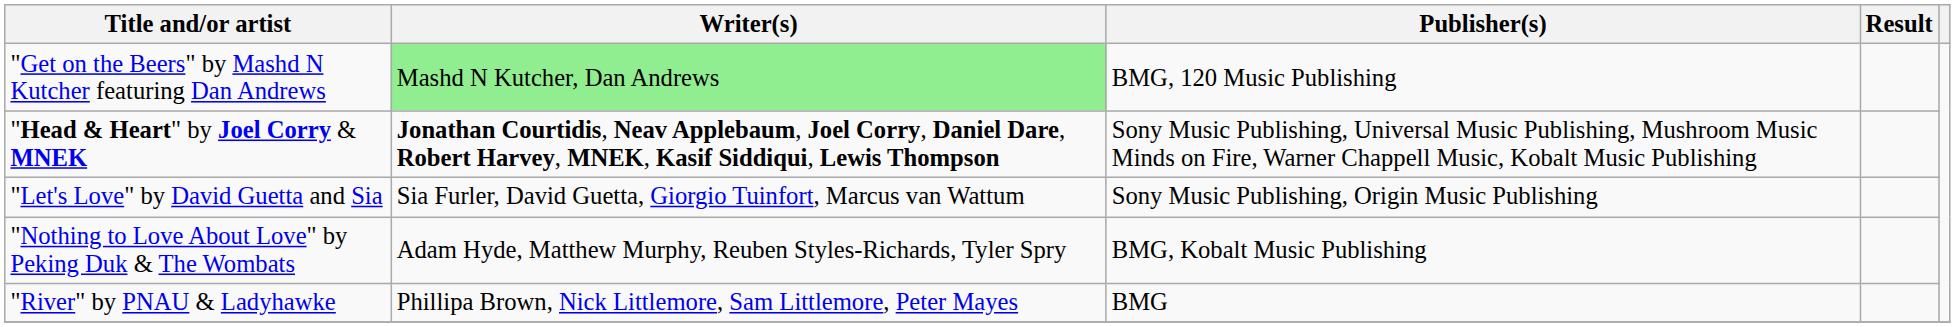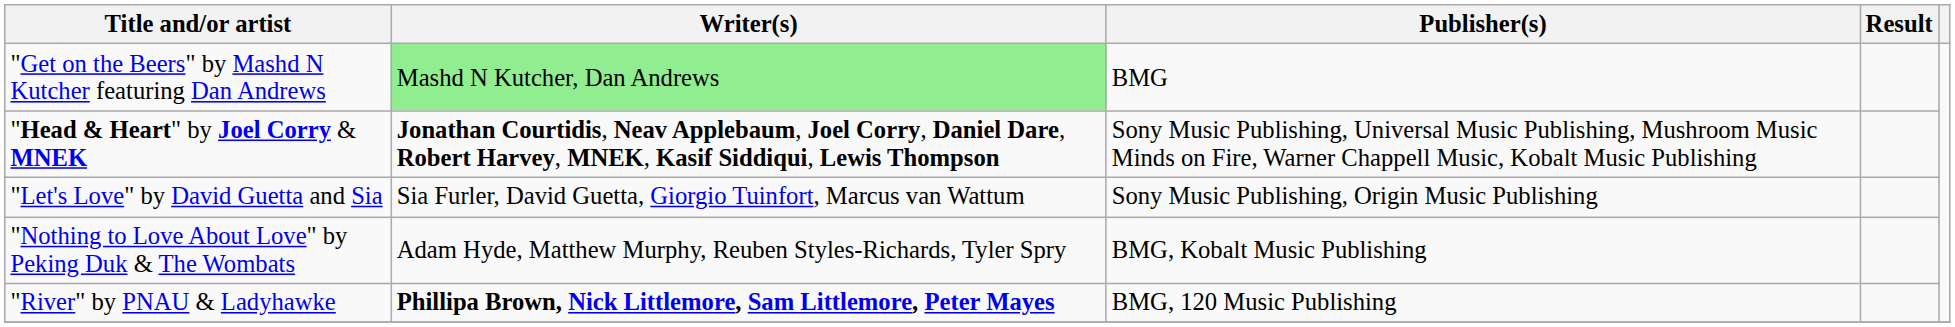(1254, 76) BMG, 120 Music Publishing -> (1140, 76) BMG
(707, 302) normal -> (726, 302) bold
(1140, 302) BMG -> (1254, 302) BMG, 120 Music Publishing
